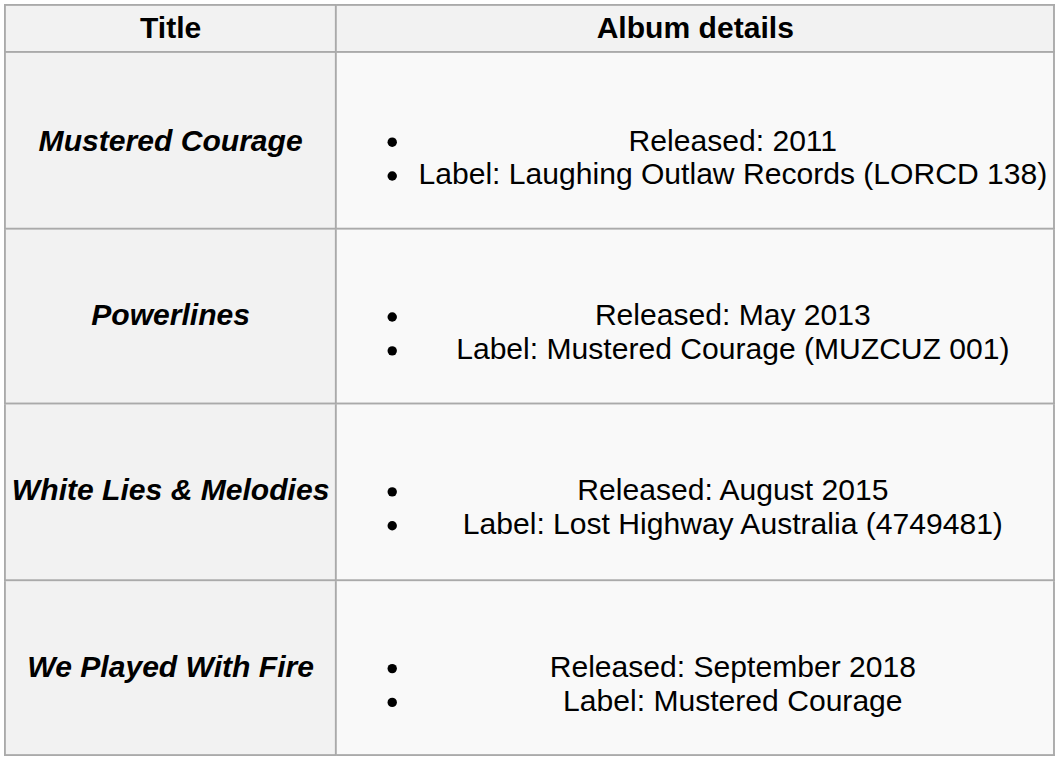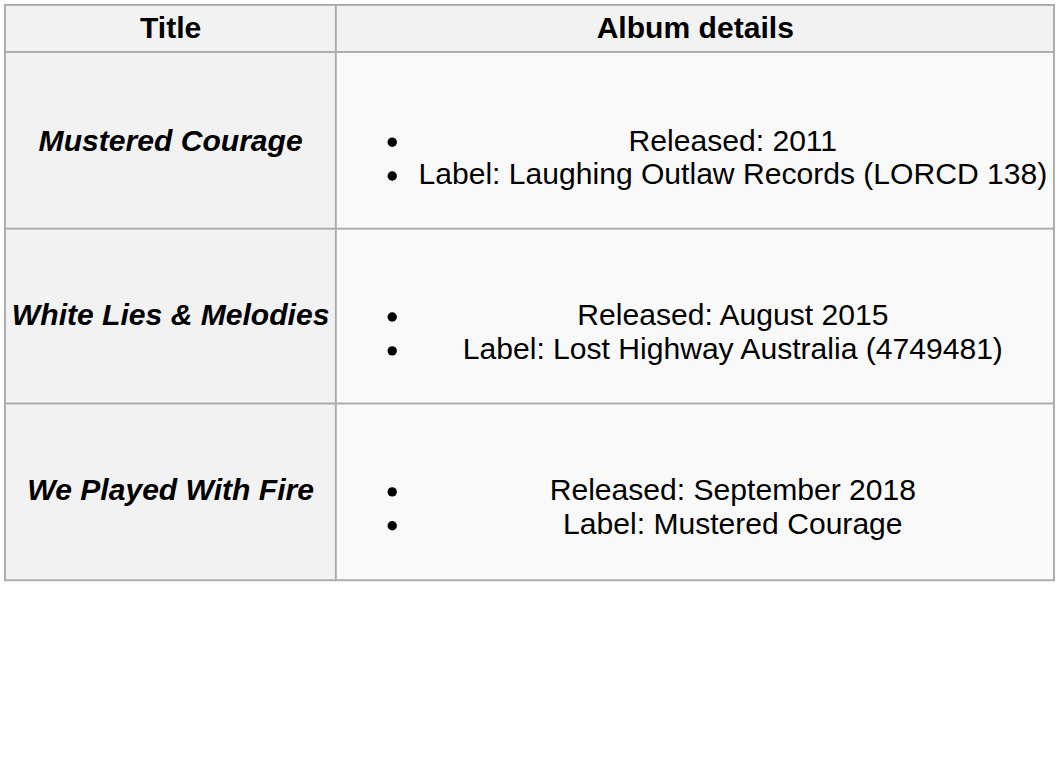- row: (171, 315)
